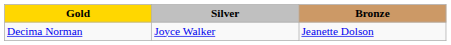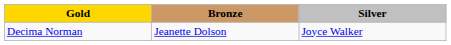columns swapped: (225, 13) <-> (372, 13)
